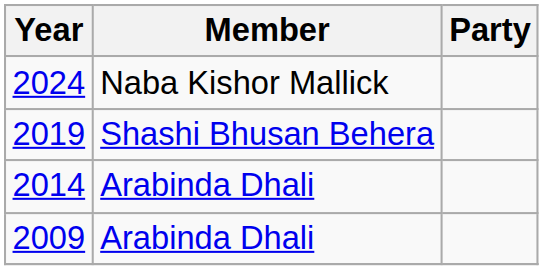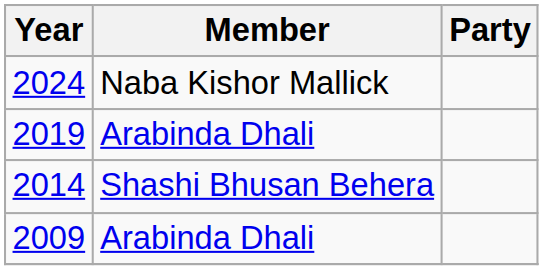(267, 133) Shashi Bhusan Behera -> (207, 133) Arabinda Dhali
(207, 185) Arabinda Dhali -> (267, 185) Shashi Bhusan Behera
